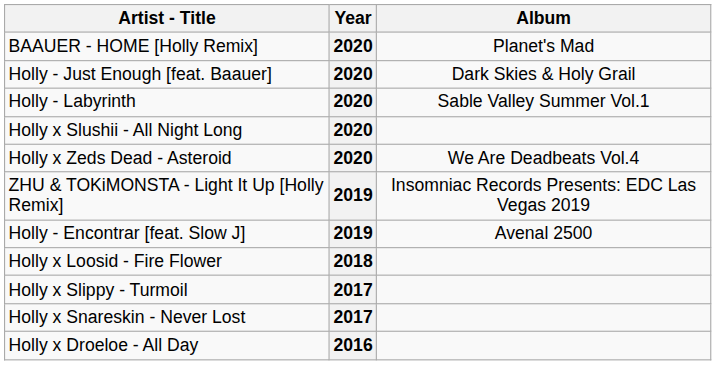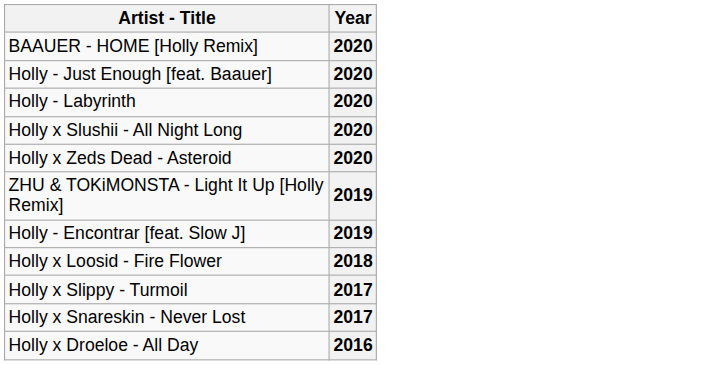- column: (544, 18)
